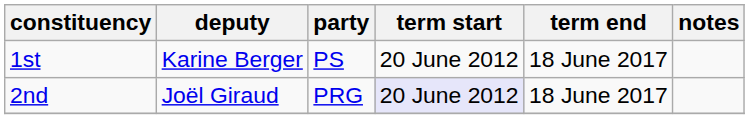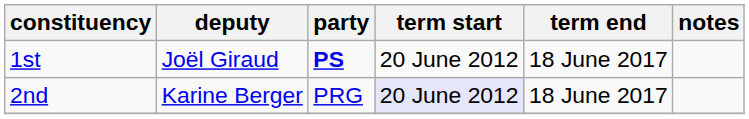(232, 58) Karine Berger -> (220, 58) Joël Giraud
(329, 58) normal -> (329, 58) bold
(220, 95) Joël Giraud -> (232, 95) Karine Berger
